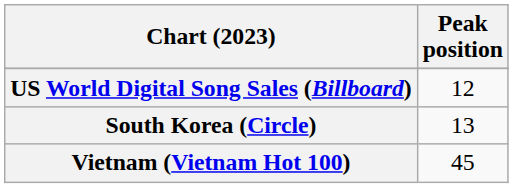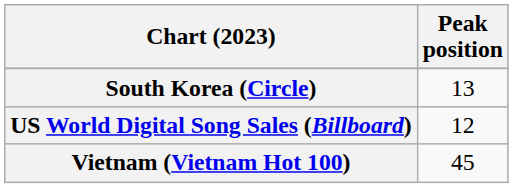rows swapped: (211, 125) <-> (211, 87)
